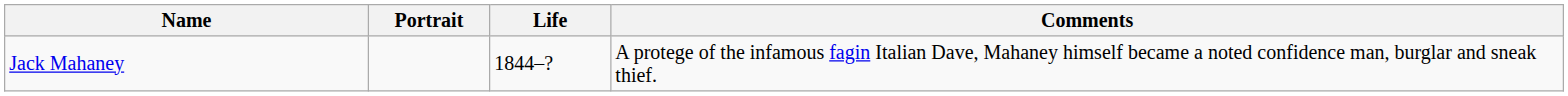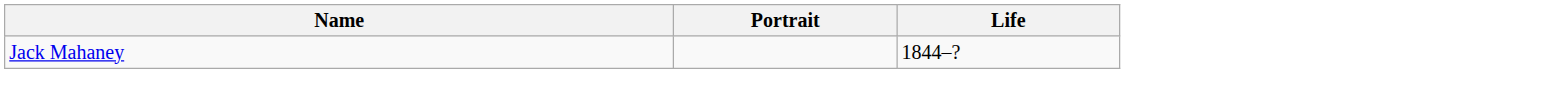- column: (1087, 20)
